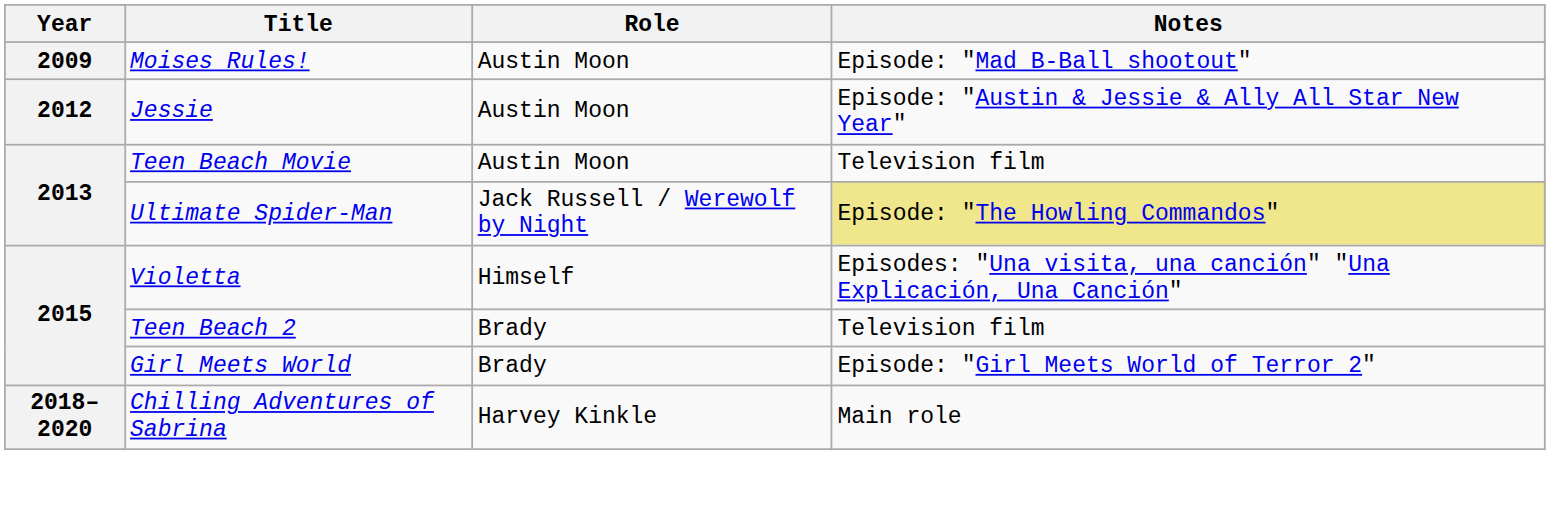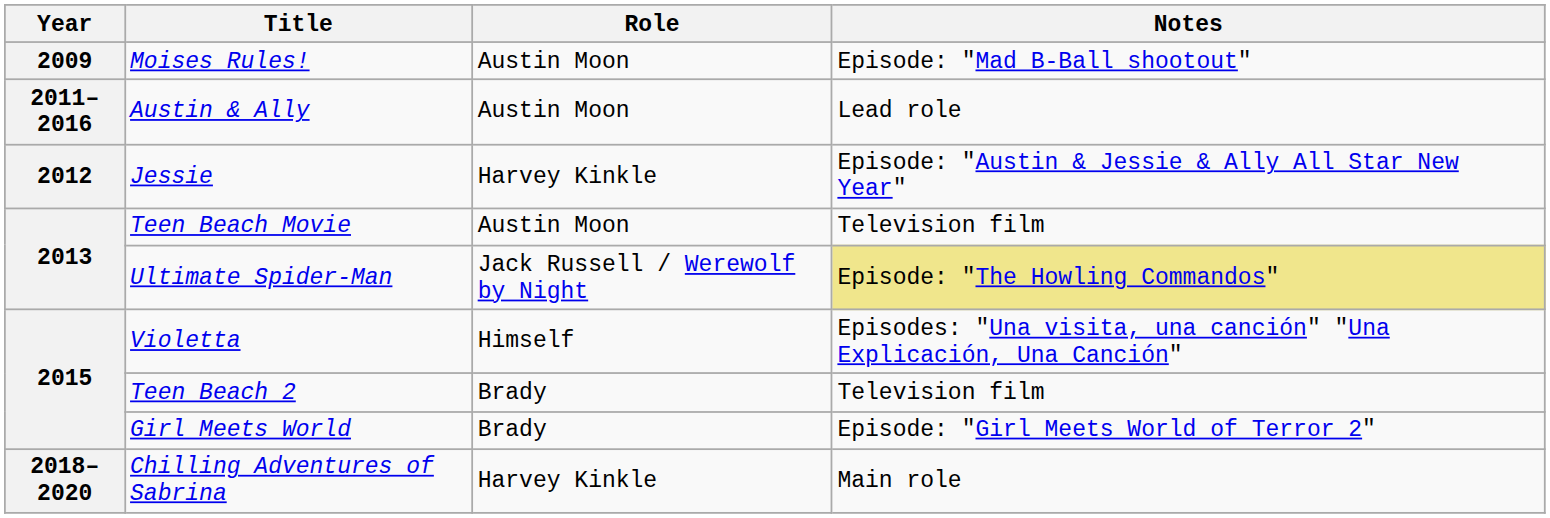+ row: (220, 112)
(554, 112) Austin Moon -> (567, 176) Harvey Kinkle
